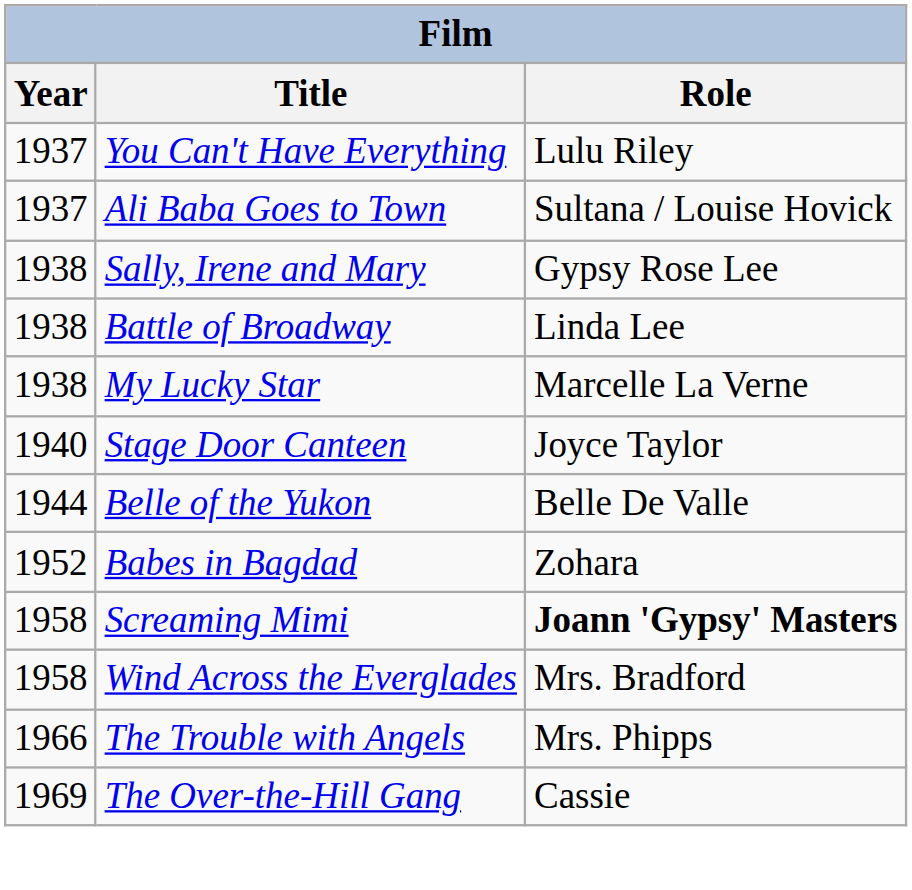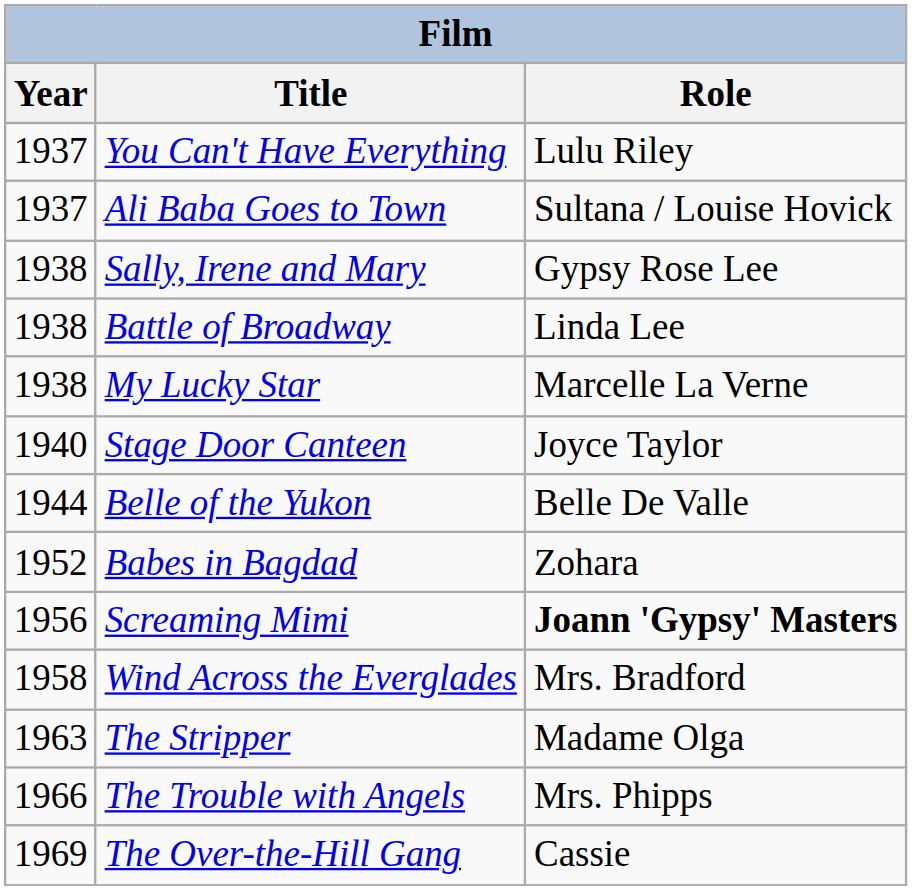(51, 619) 1958 -> (51, 619) 1956
+ row: (198, 737)
